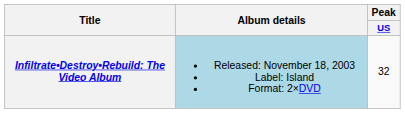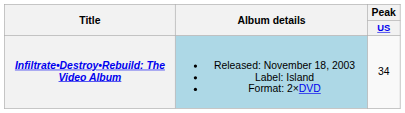(384, 71) 32 -> (384, 71) 34
